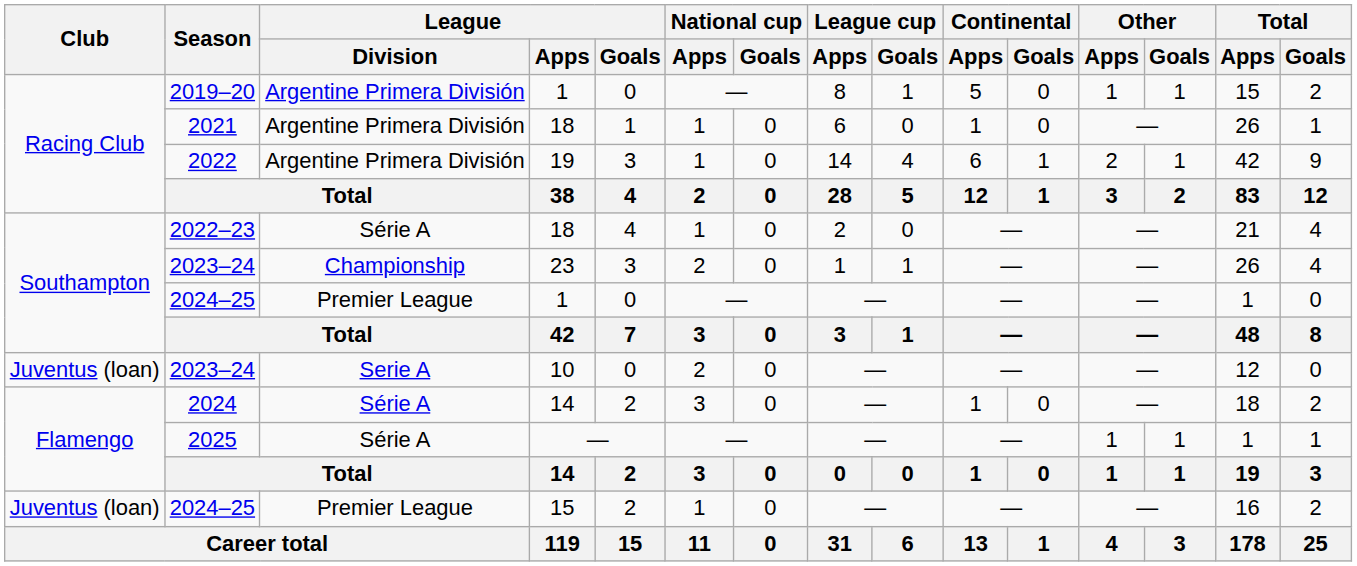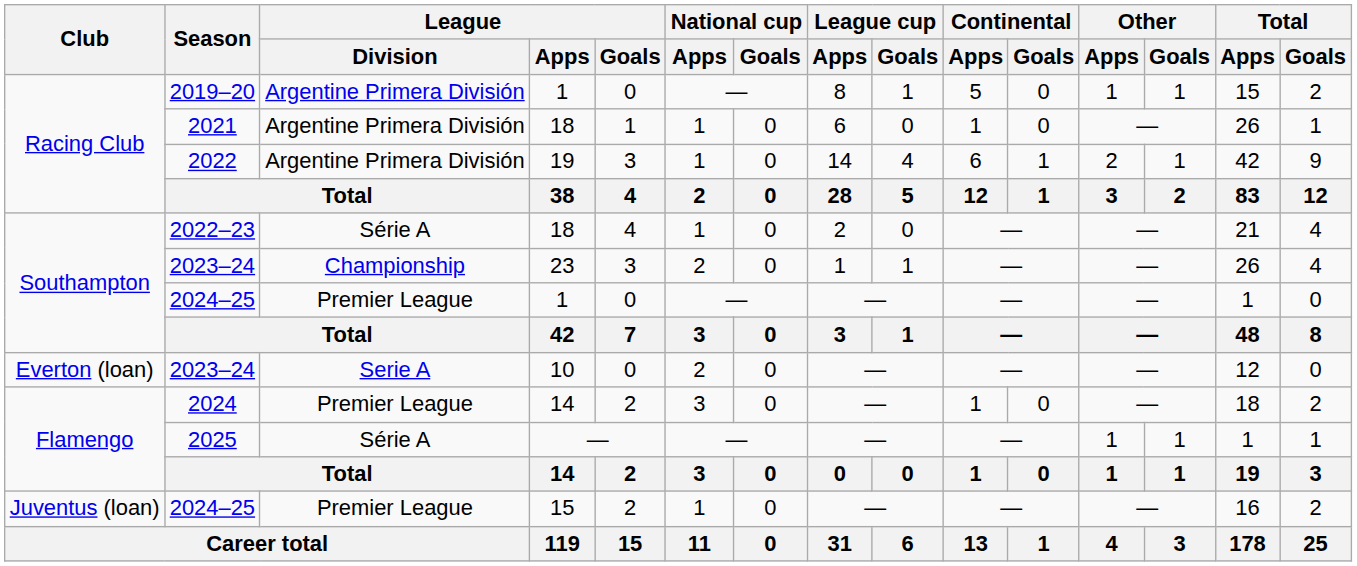(85, 369) Juventus (loan) -> (85, 369) Everton (loan)
(395, 404) Série A -> (395, 404) Premier League
